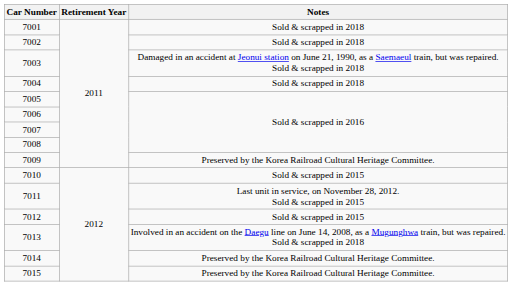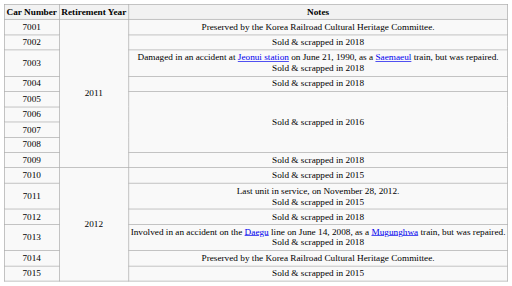(318, 26) Sold & scrapped in 2018 -> (318, 26) Preserved by the Korea Railroad Cultural Heritage Committee.
(318, 159) Preserved by the Korea Railroad Cultural Heritage Committee. -> (318, 159) Sold & scrapped in 2018
(318, 216) Sold & scrapped in 2015 -> (318, 216) Sold & scrapped in 2018
(318, 273) Preserved by the Korea Railroad Cultural Heritage Committee. -> (318, 273) Sold & scrapped in 2015
